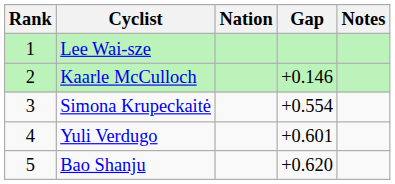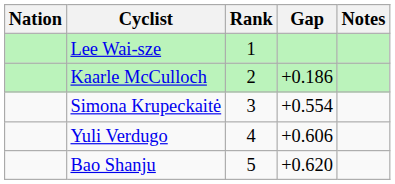columns swapped: (30, 19) <-> (246, 19)
(307, 77) +0.146 -> (307, 77) +0.186
(307, 135) +0.601 -> (307, 135) +0.606
